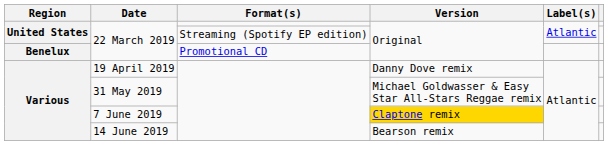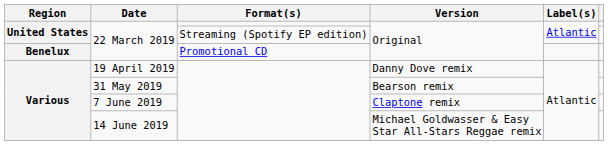(457, 92) Michael Goldwasser & Easy Star All-Stars Reggae remix -> (413, 86) Bearson remix
(416, 115) gold background -> (416, 103) no background
(413, 132) Bearson remix -> (457, 126) Michael Goldwasser & Easy Star All-Stars Reggae remix
